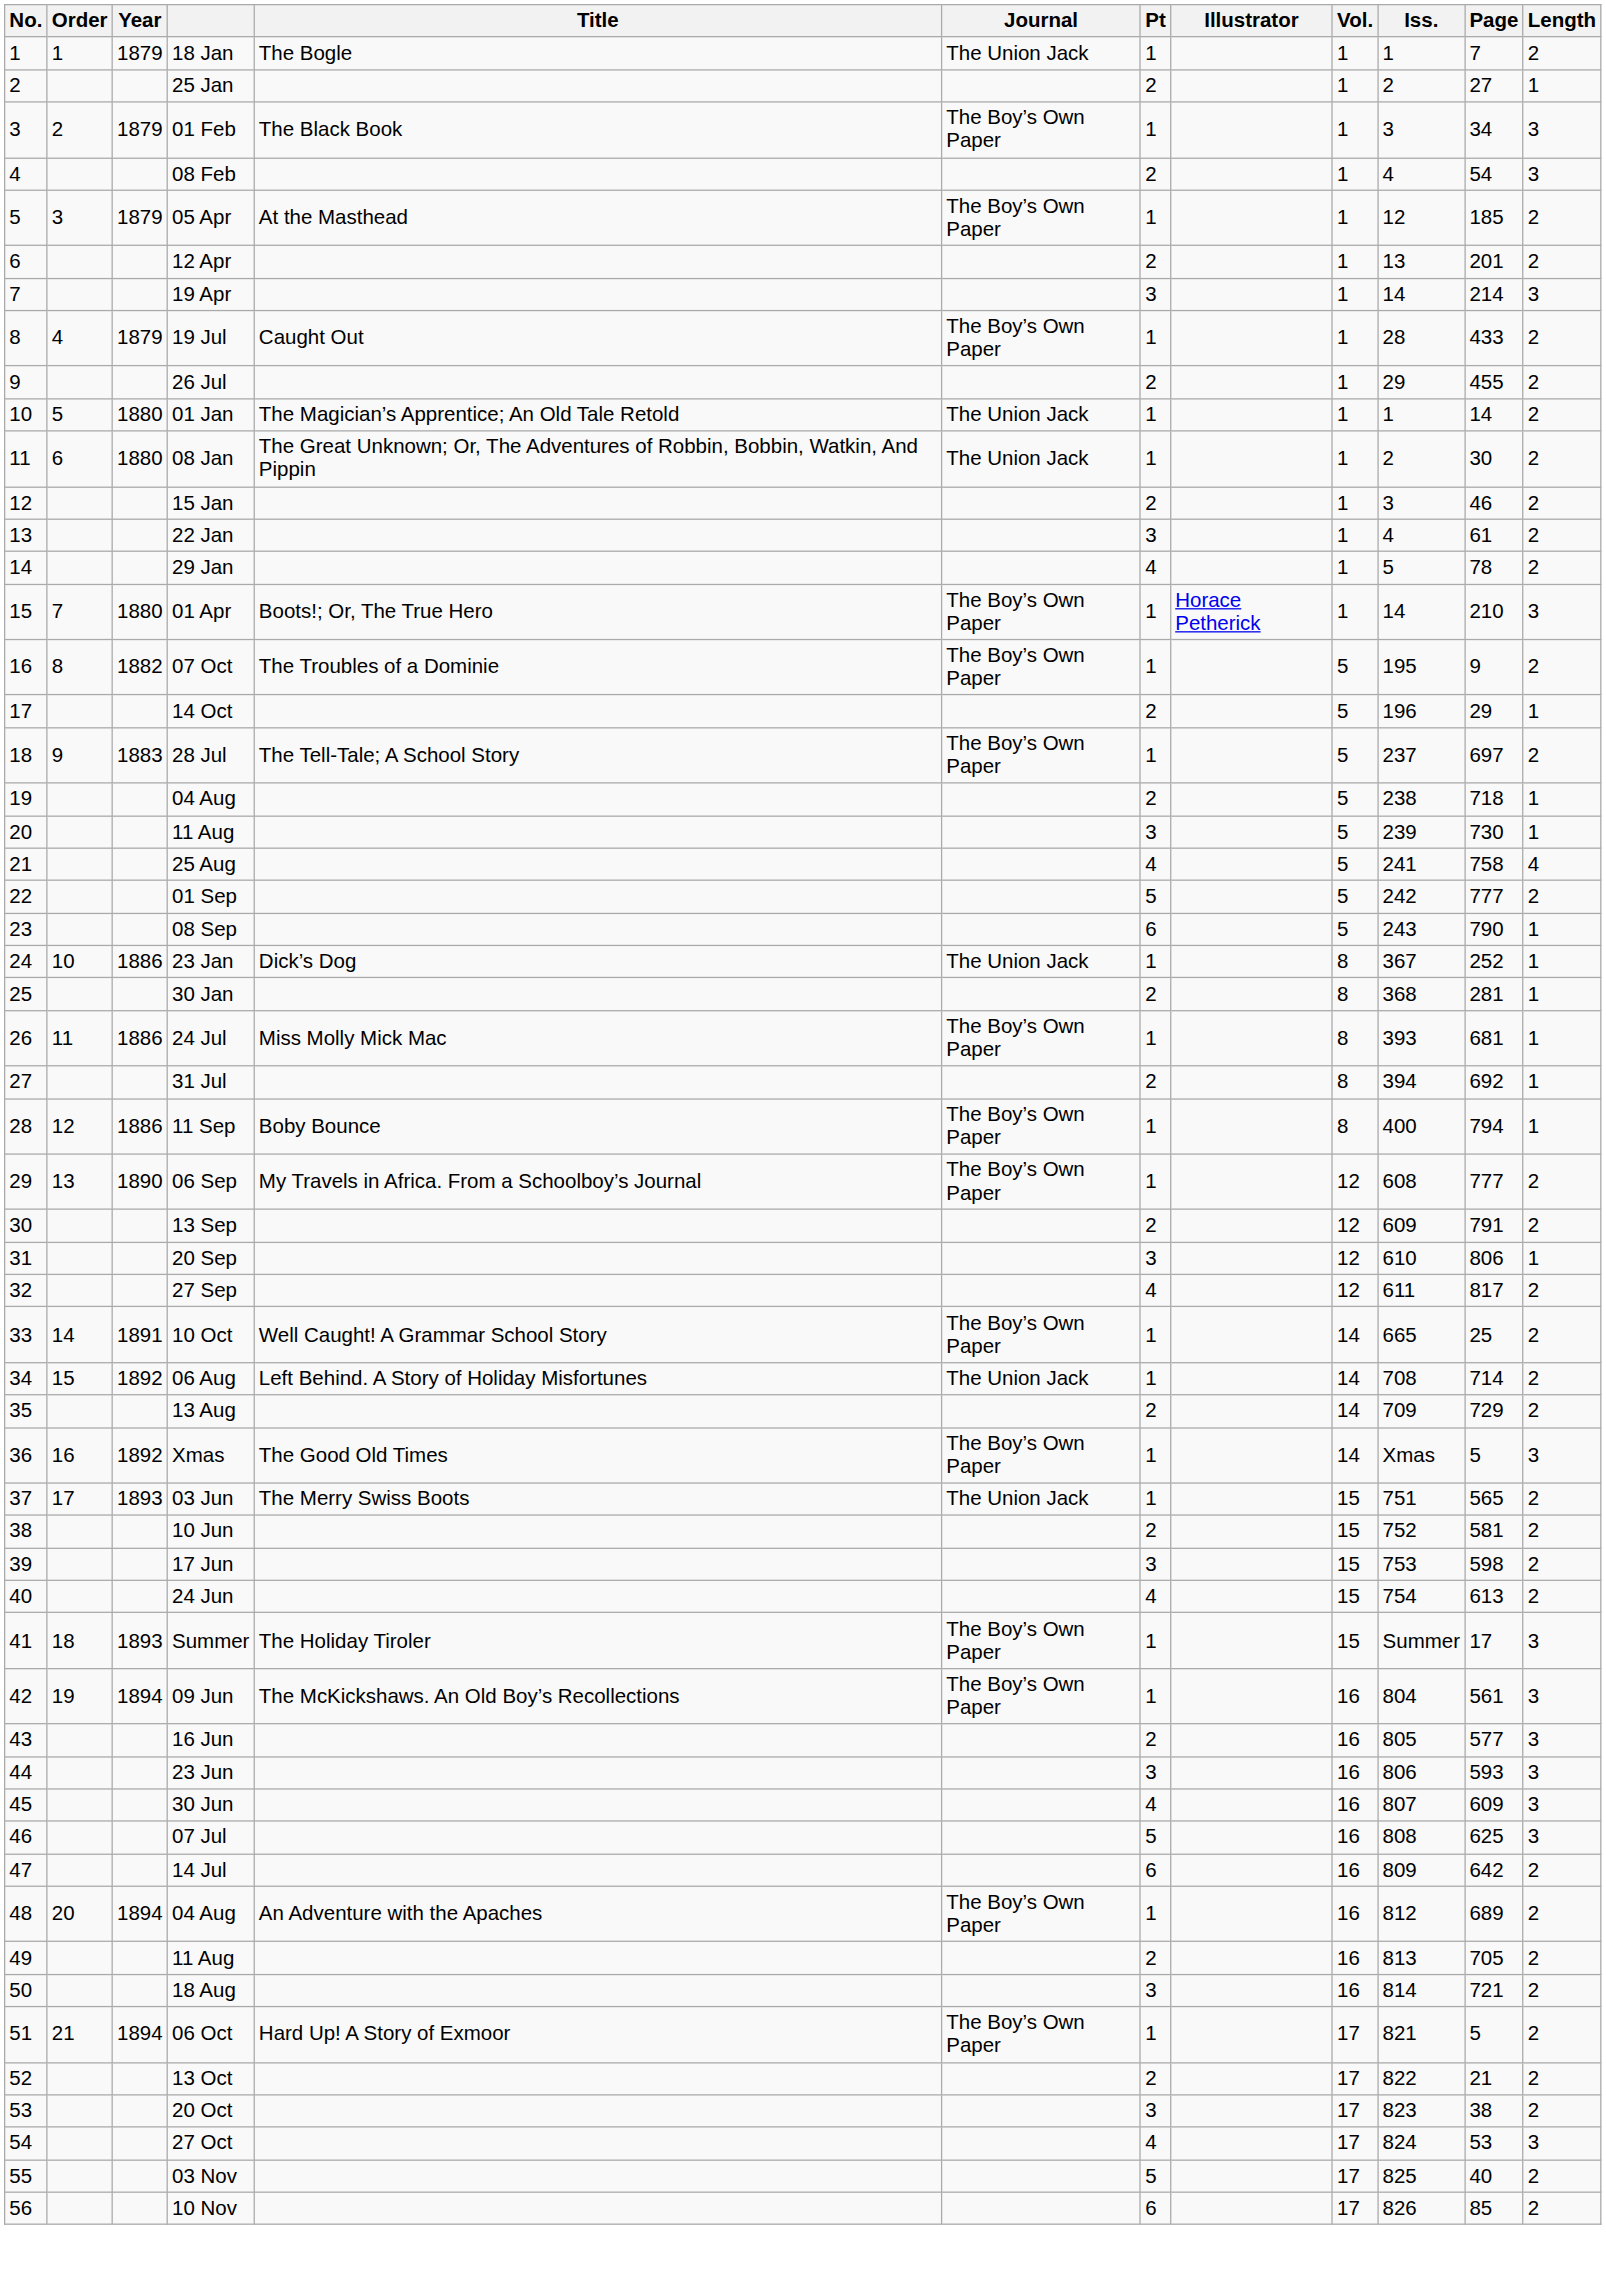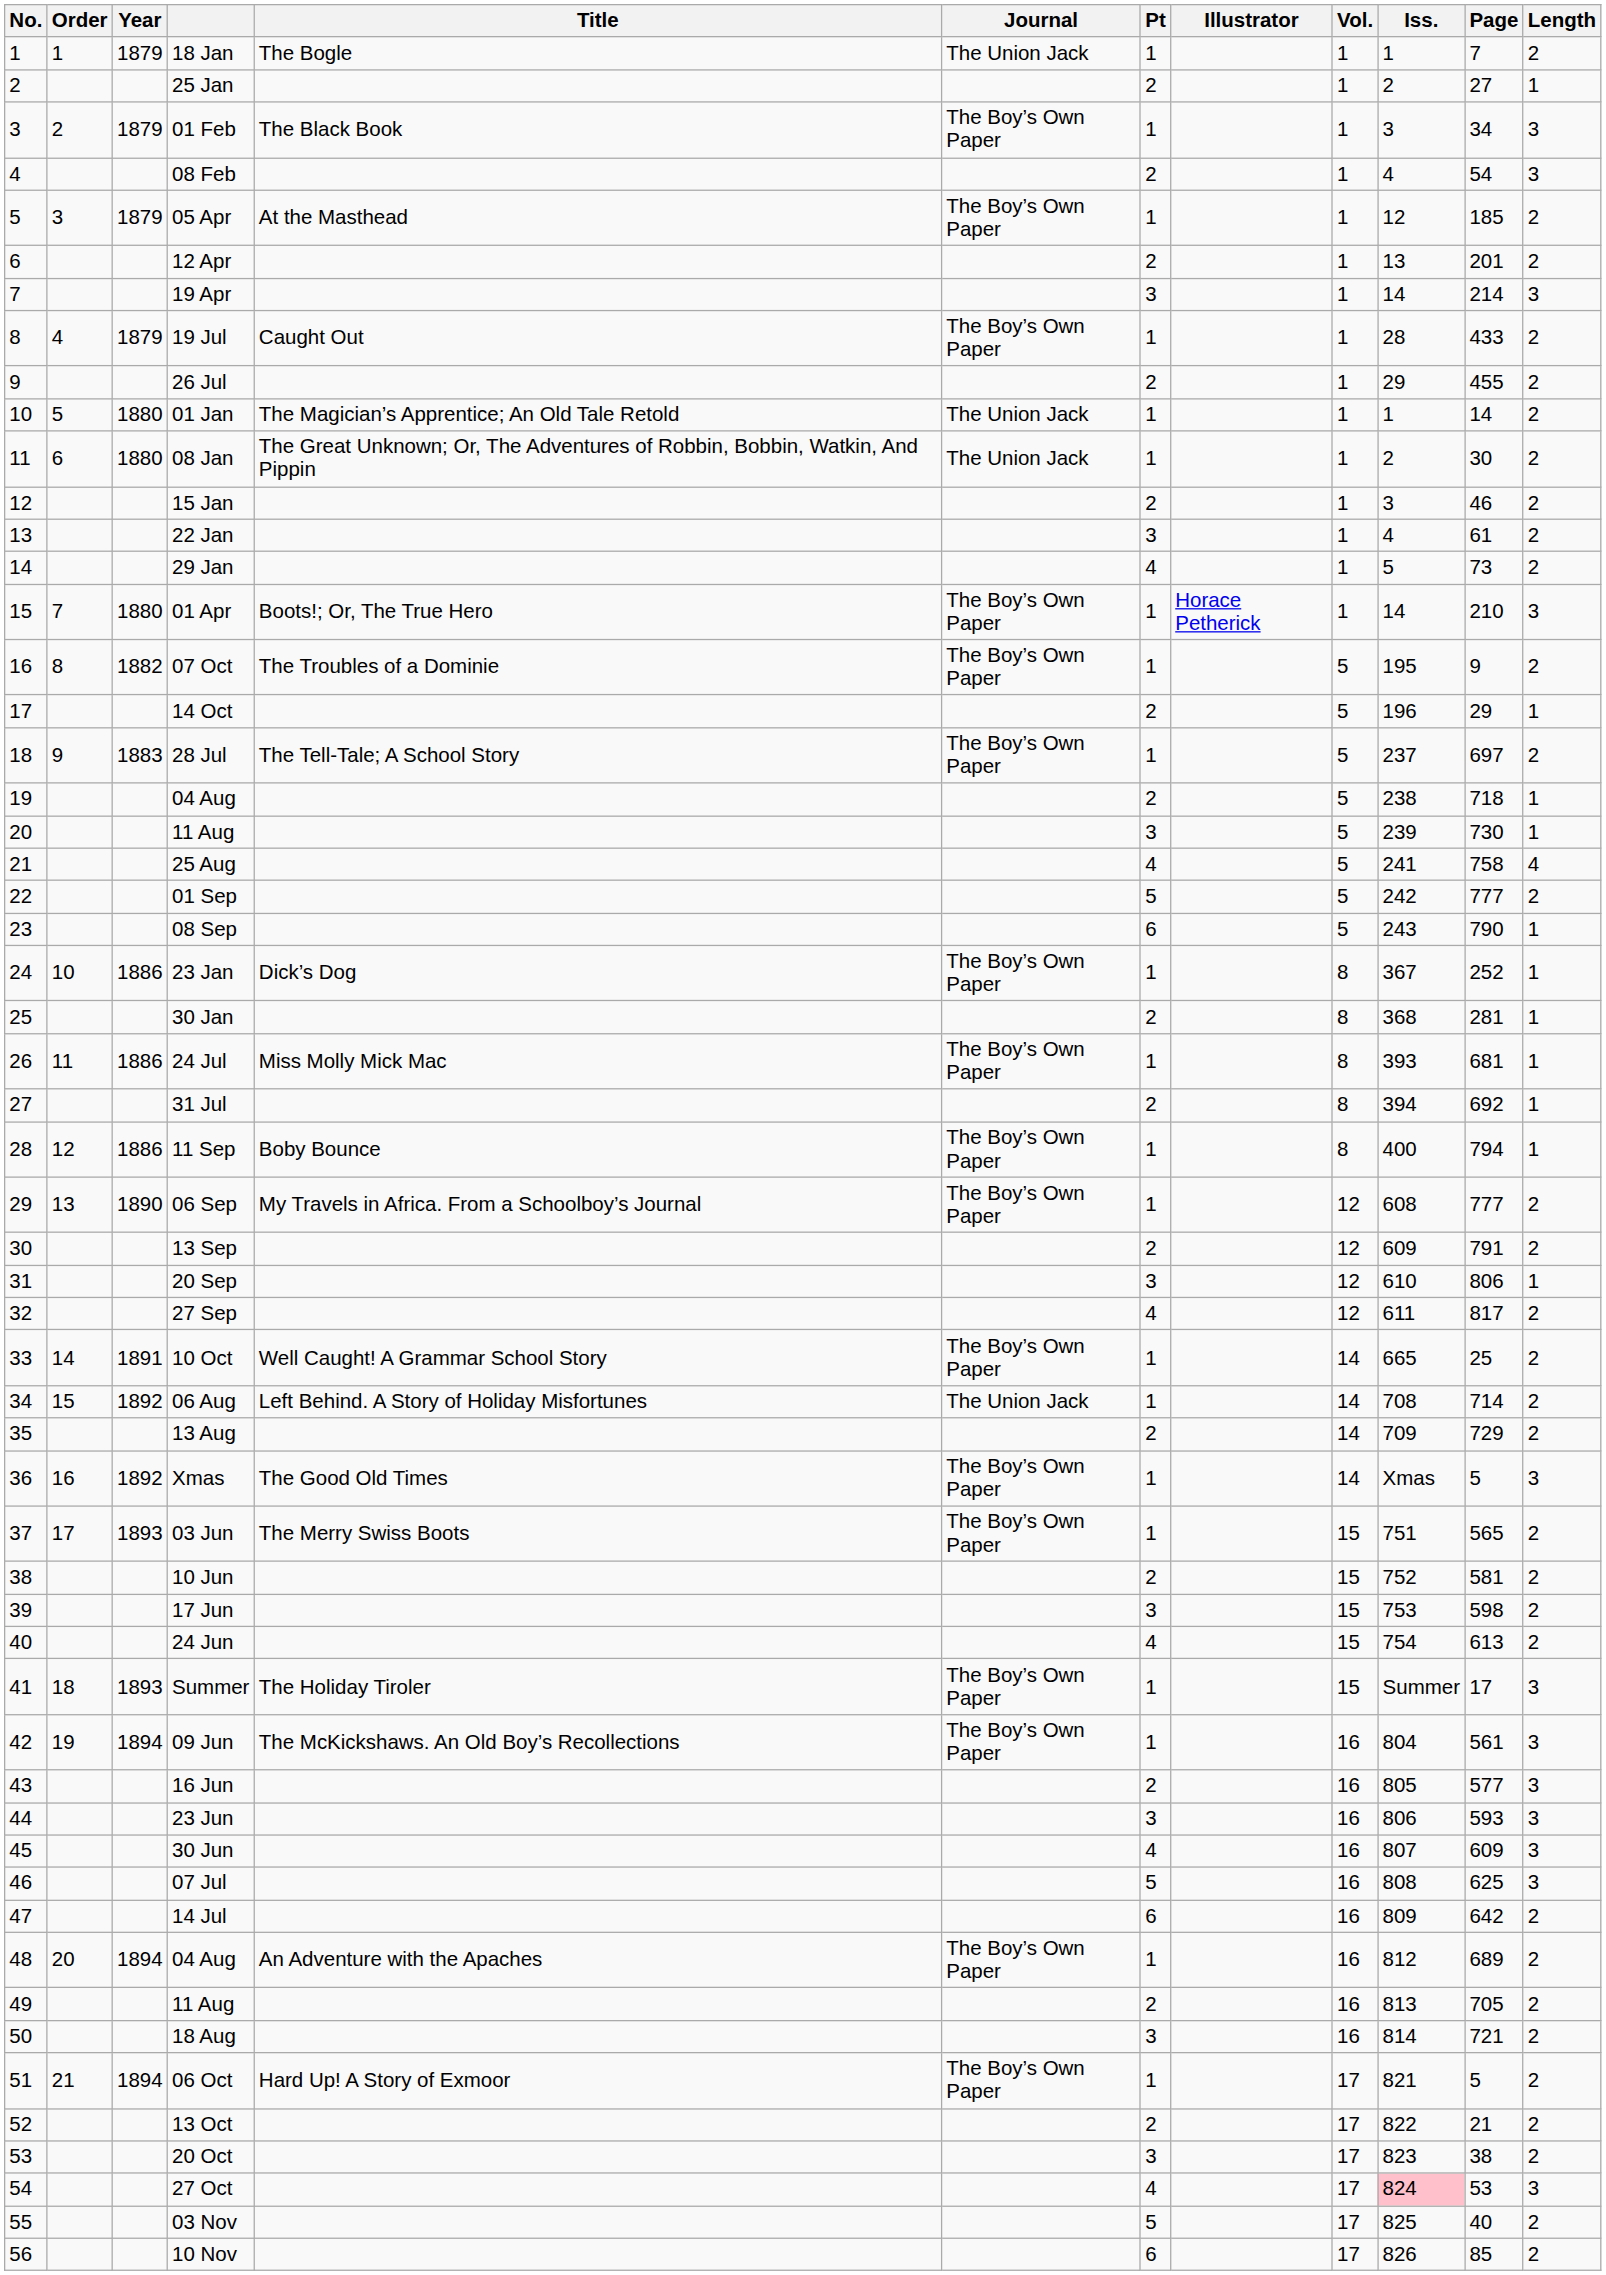(1481, 567) 78 -> (1481, 567) 73
(1017, 961) The Union Jack -> (1016, 973) The Boy’s Own Paper
(1017, 1498) The Union Jack -> (1016, 1533) The Boy’s Own Paper
(1400, 2143) no background -> (1400, 2189) pink background
